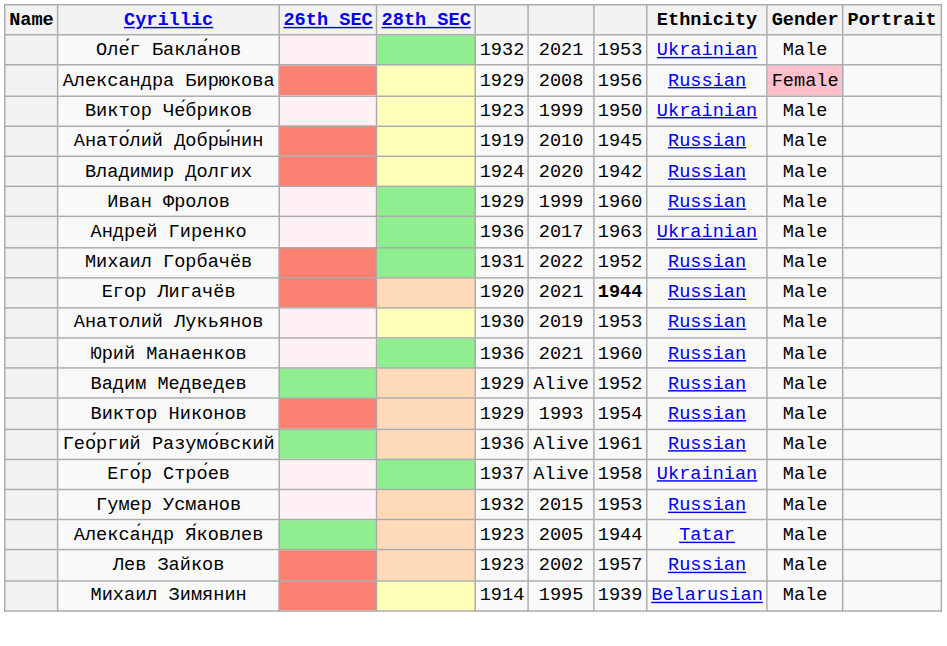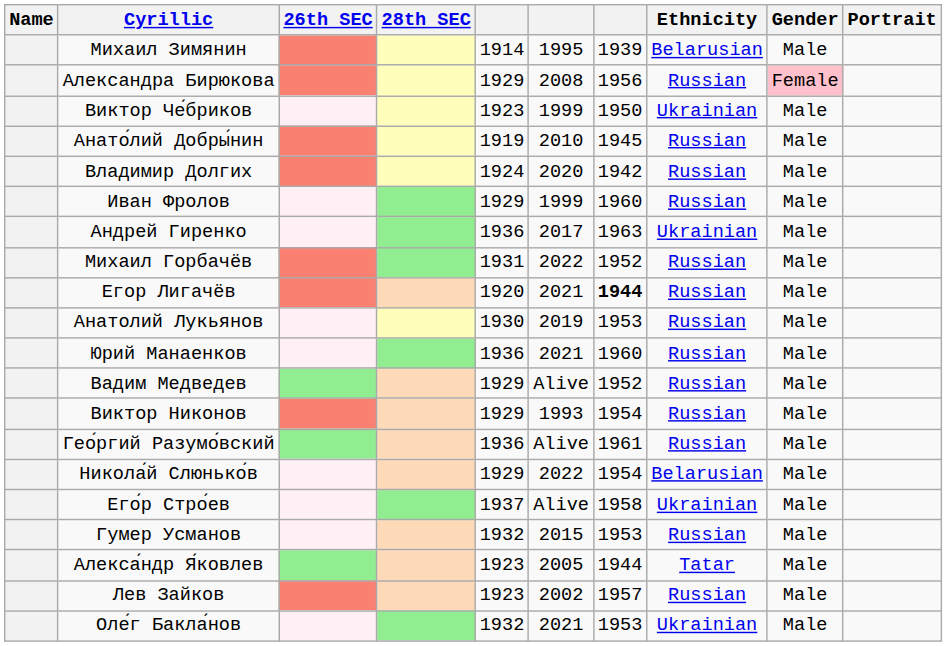rows swapped: (169, 50) <-> (169, 596)
+ row: (169, 474)
